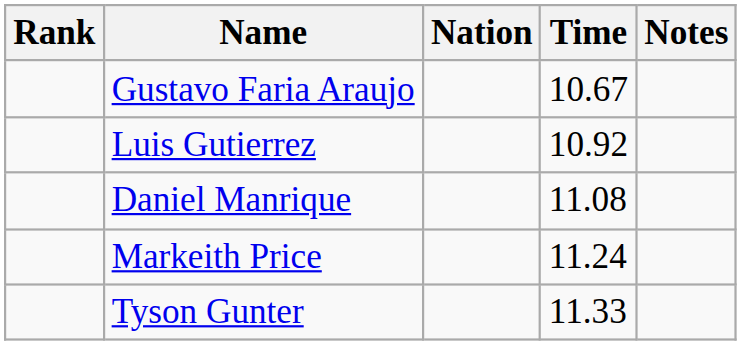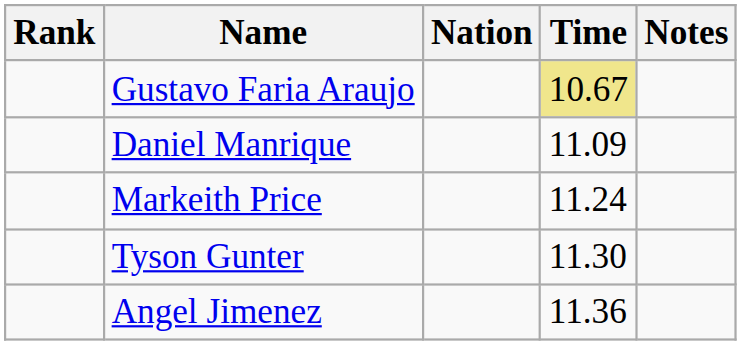(588, 88) no background -> (588, 88) khaki background
- row: (214, 144)
(588, 199) 11.08 -> (588, 144) 11.09
(588, 311) 11.33 -> (588, 255) 11.30
+ row: (217, 311)
